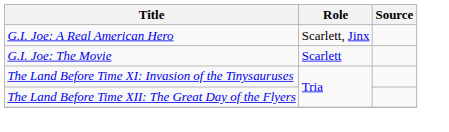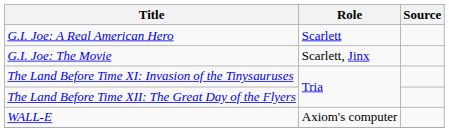(336, 35) Scarlett, Jinx -> (322, 35) Scarlett
(322, 55) Scarlett -> (336, 55) Scarlett, Jinx
+ row: (30, 117)
